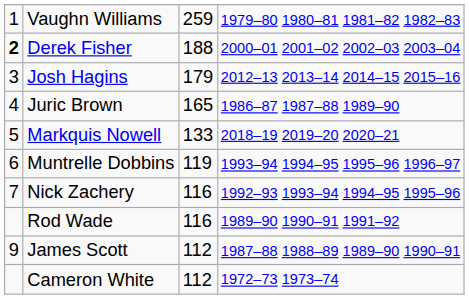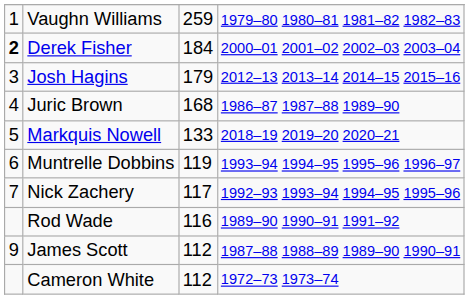(198, 47) 188 -> (198, 47) 184
(198, 105) 165 -> (198, 105) 168
(197, 192) 116 -> (197, 192) 117
